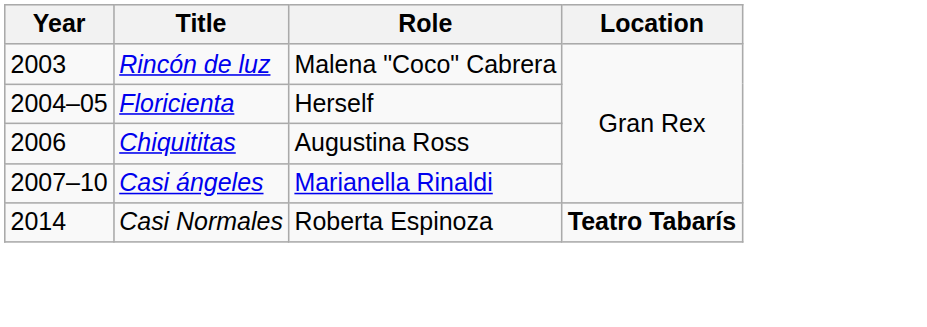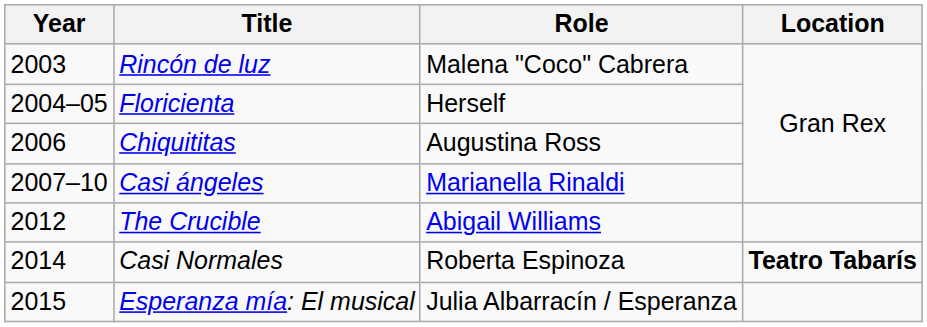+ row: (190, 222)
+ row: (267, 301)
